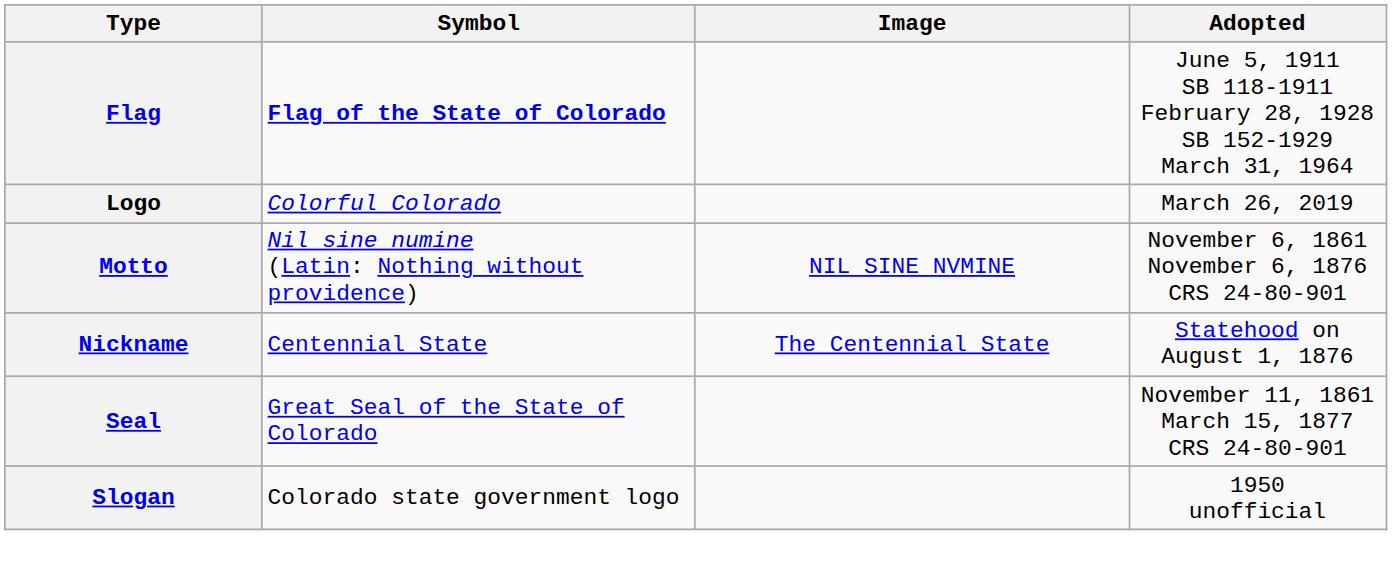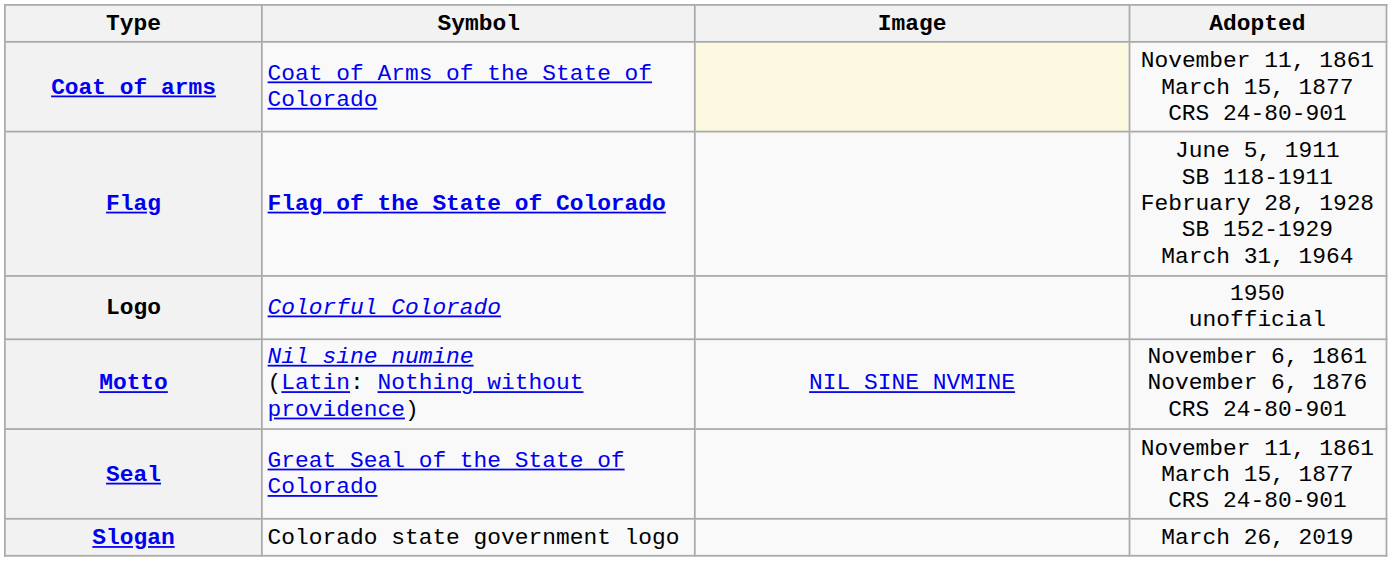+ row: (134, 87)
(1257, 204) March 26, 2019 -> (1257, 307) 1950 unofficial
- row: (134, 344)
(1257, 498) 1950 unofficial -> (1257, 538) March 26, 2019
